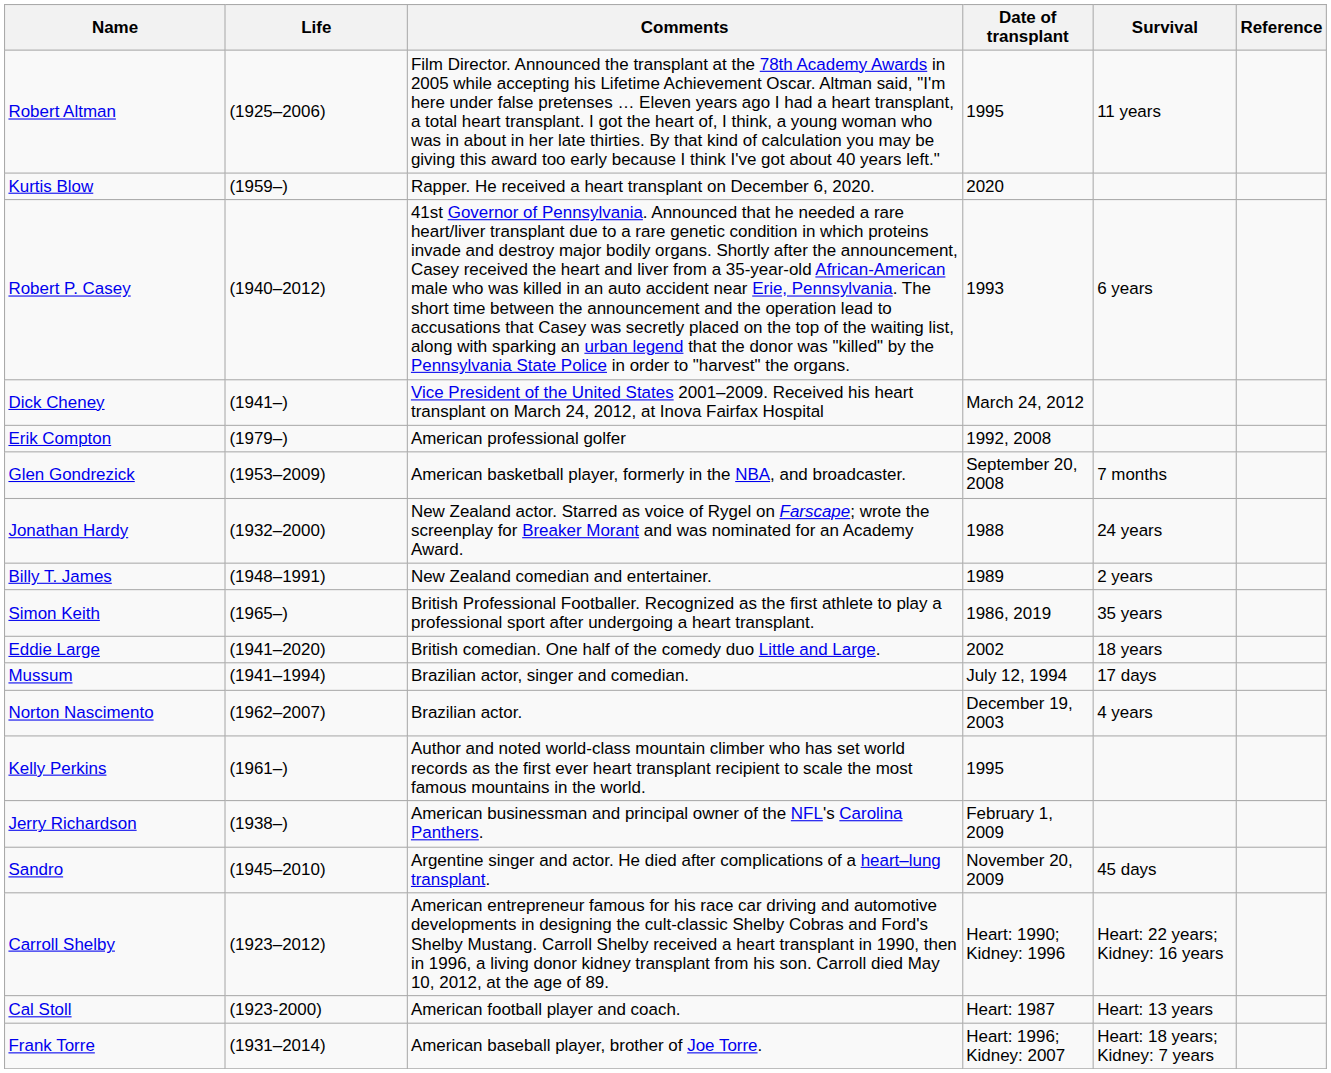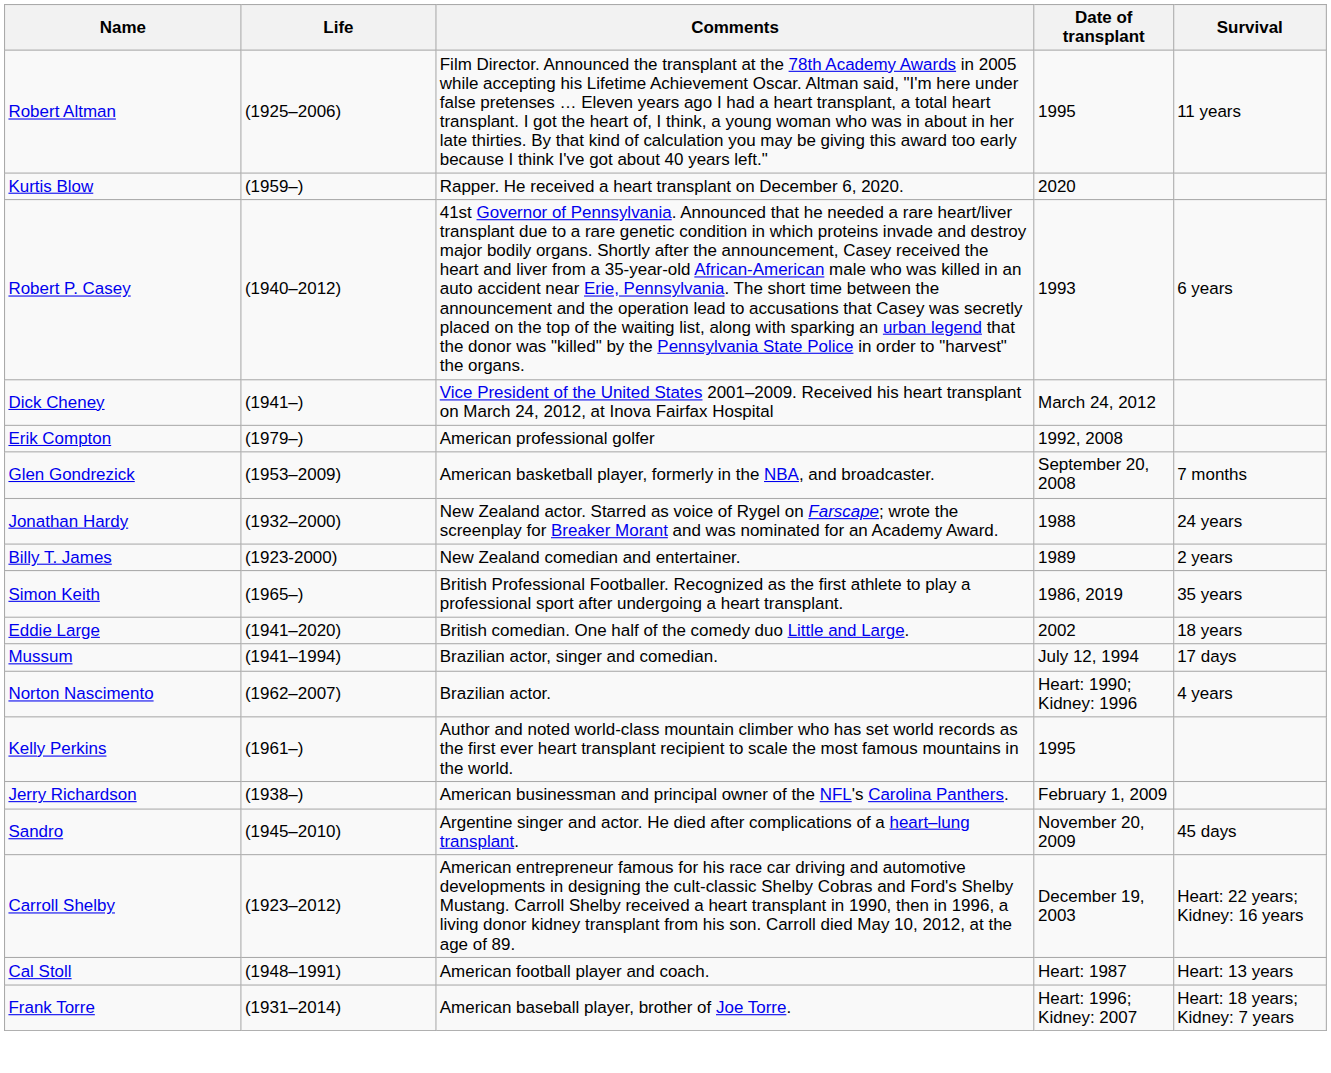- column: (1281, 27)
(277, 576) (1948–1991) -> (291, 557) (1923-2000)
(1019, 712) December 19, 2003 -> (1088, 693) Heart: 1990; Kidney: 1996
(1016, 944) Heart: 1990; Kidney: 1996 -> (1091, 906) December 19, 2003
(276, 1009) (1923-2000) -> (293, 971) (1948–1991)
